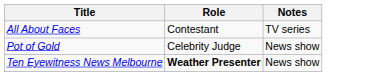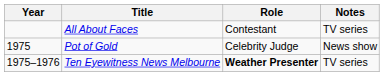+ column: (33, 12)
(292, 63) News show -> (345, 63) TV series
